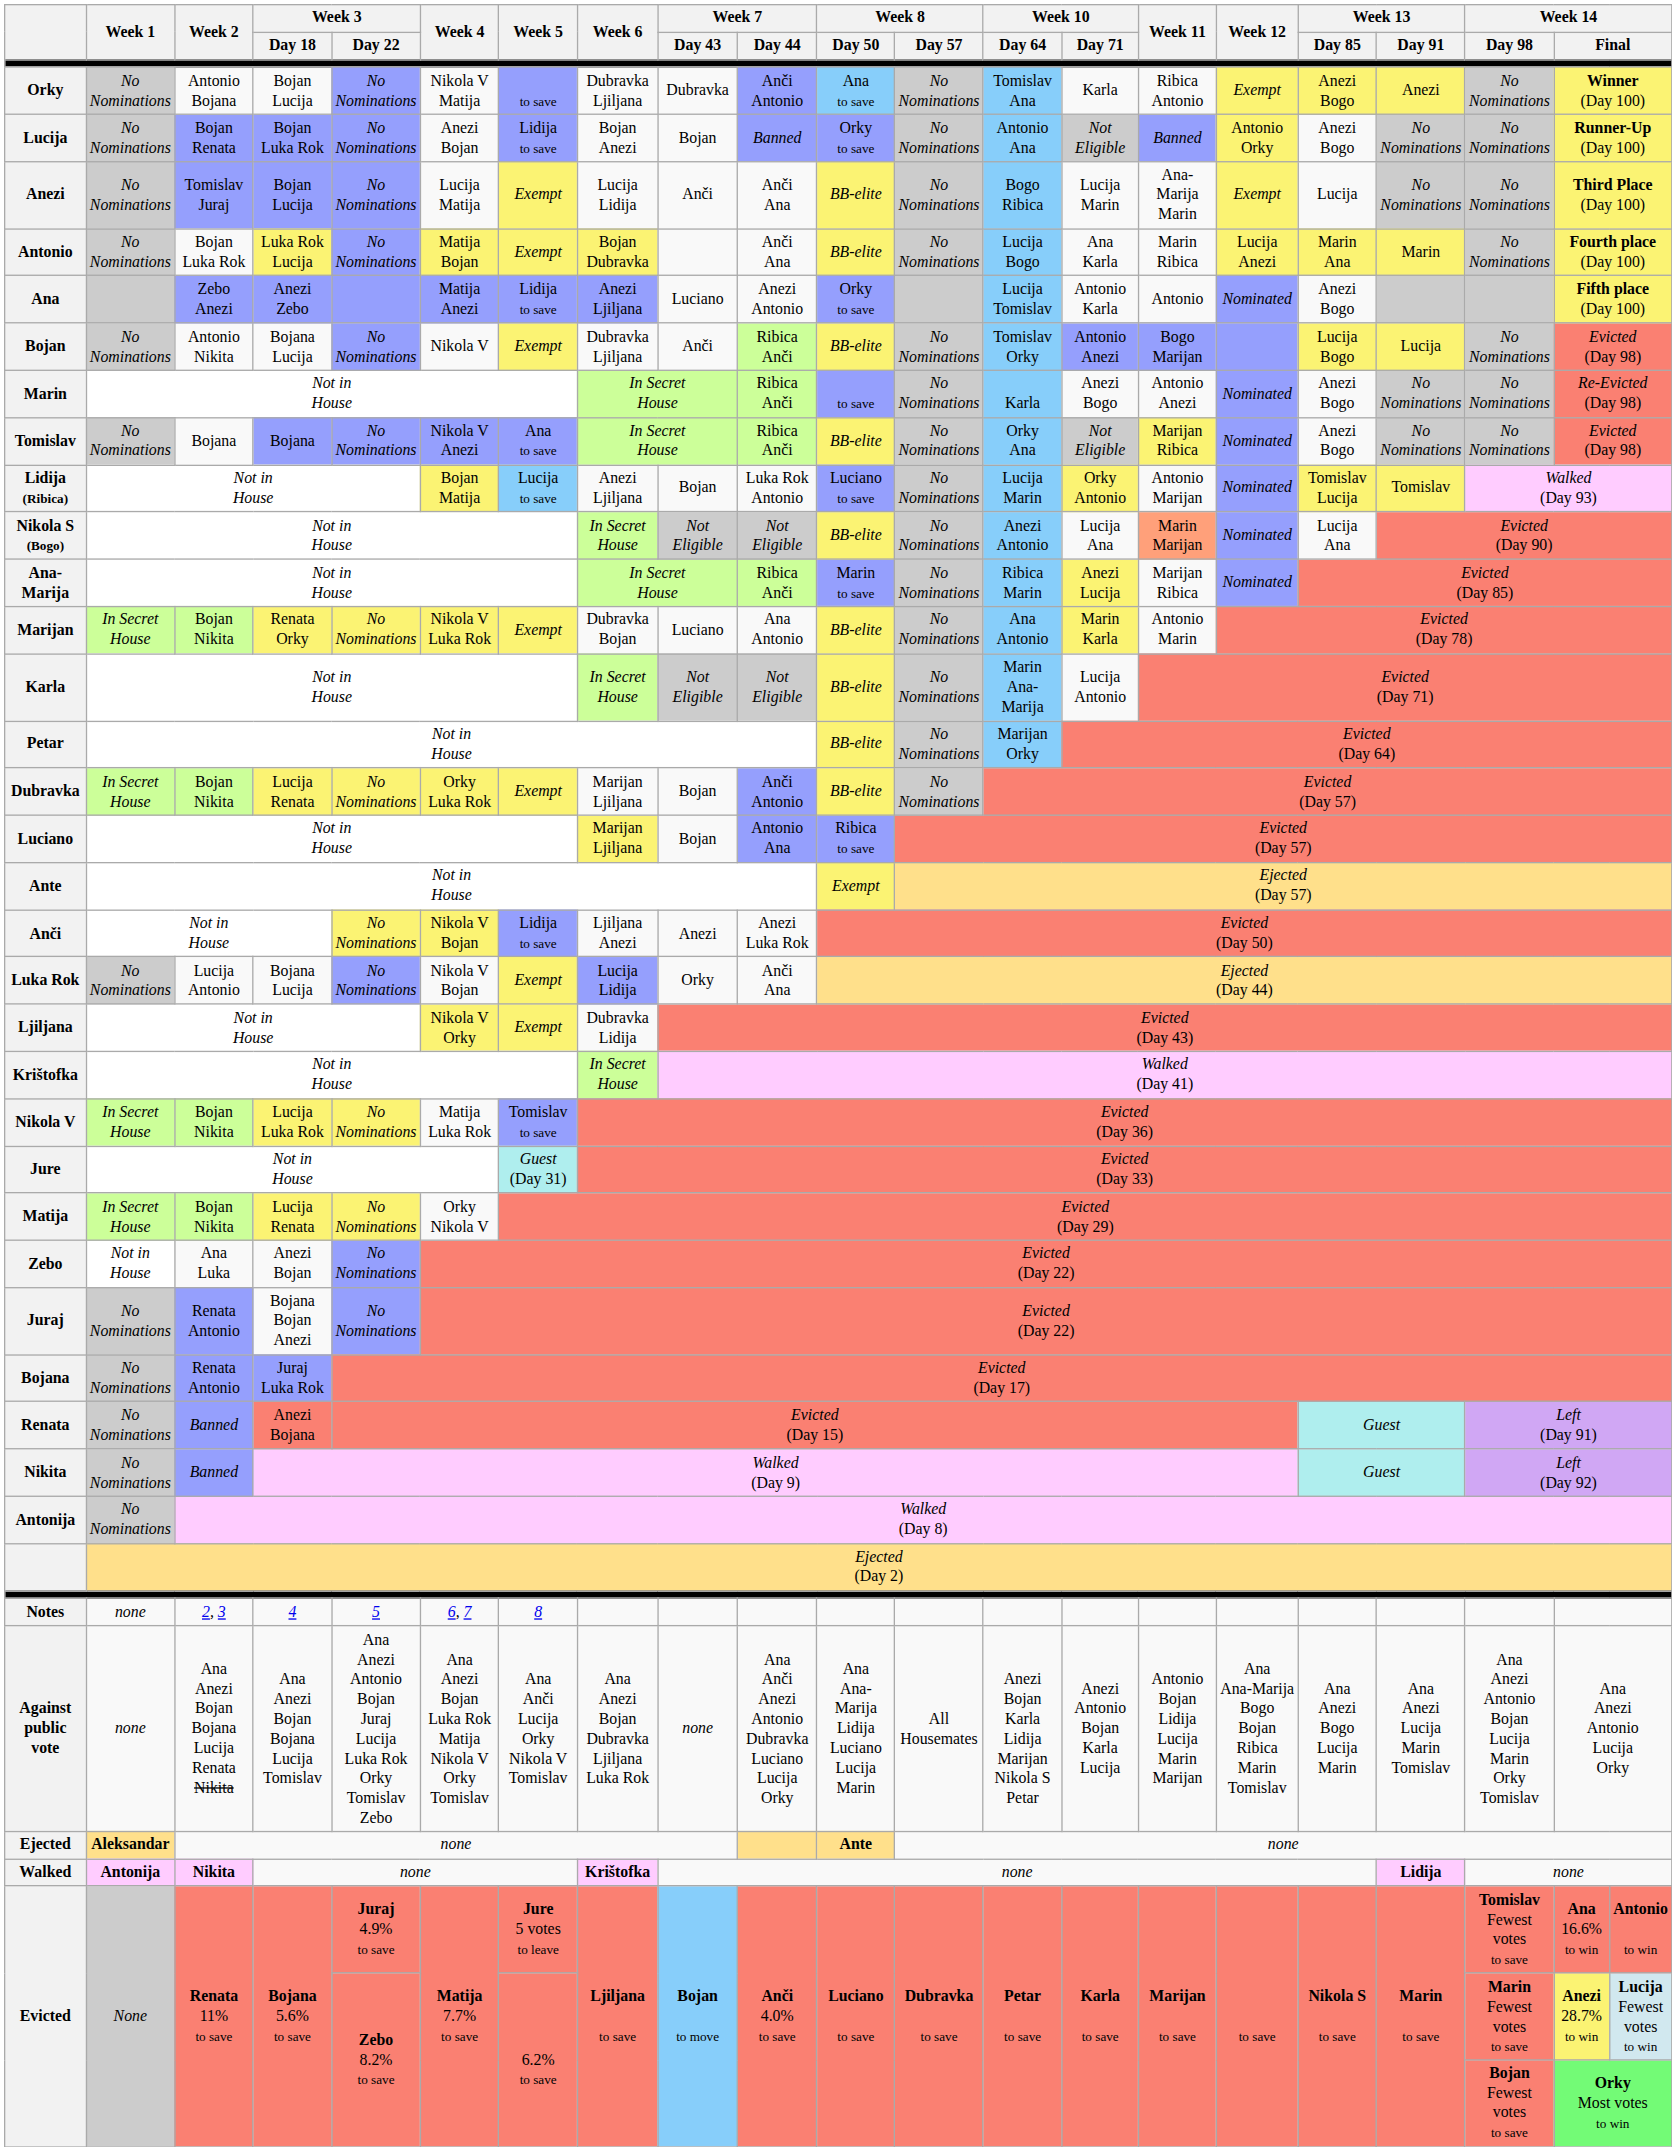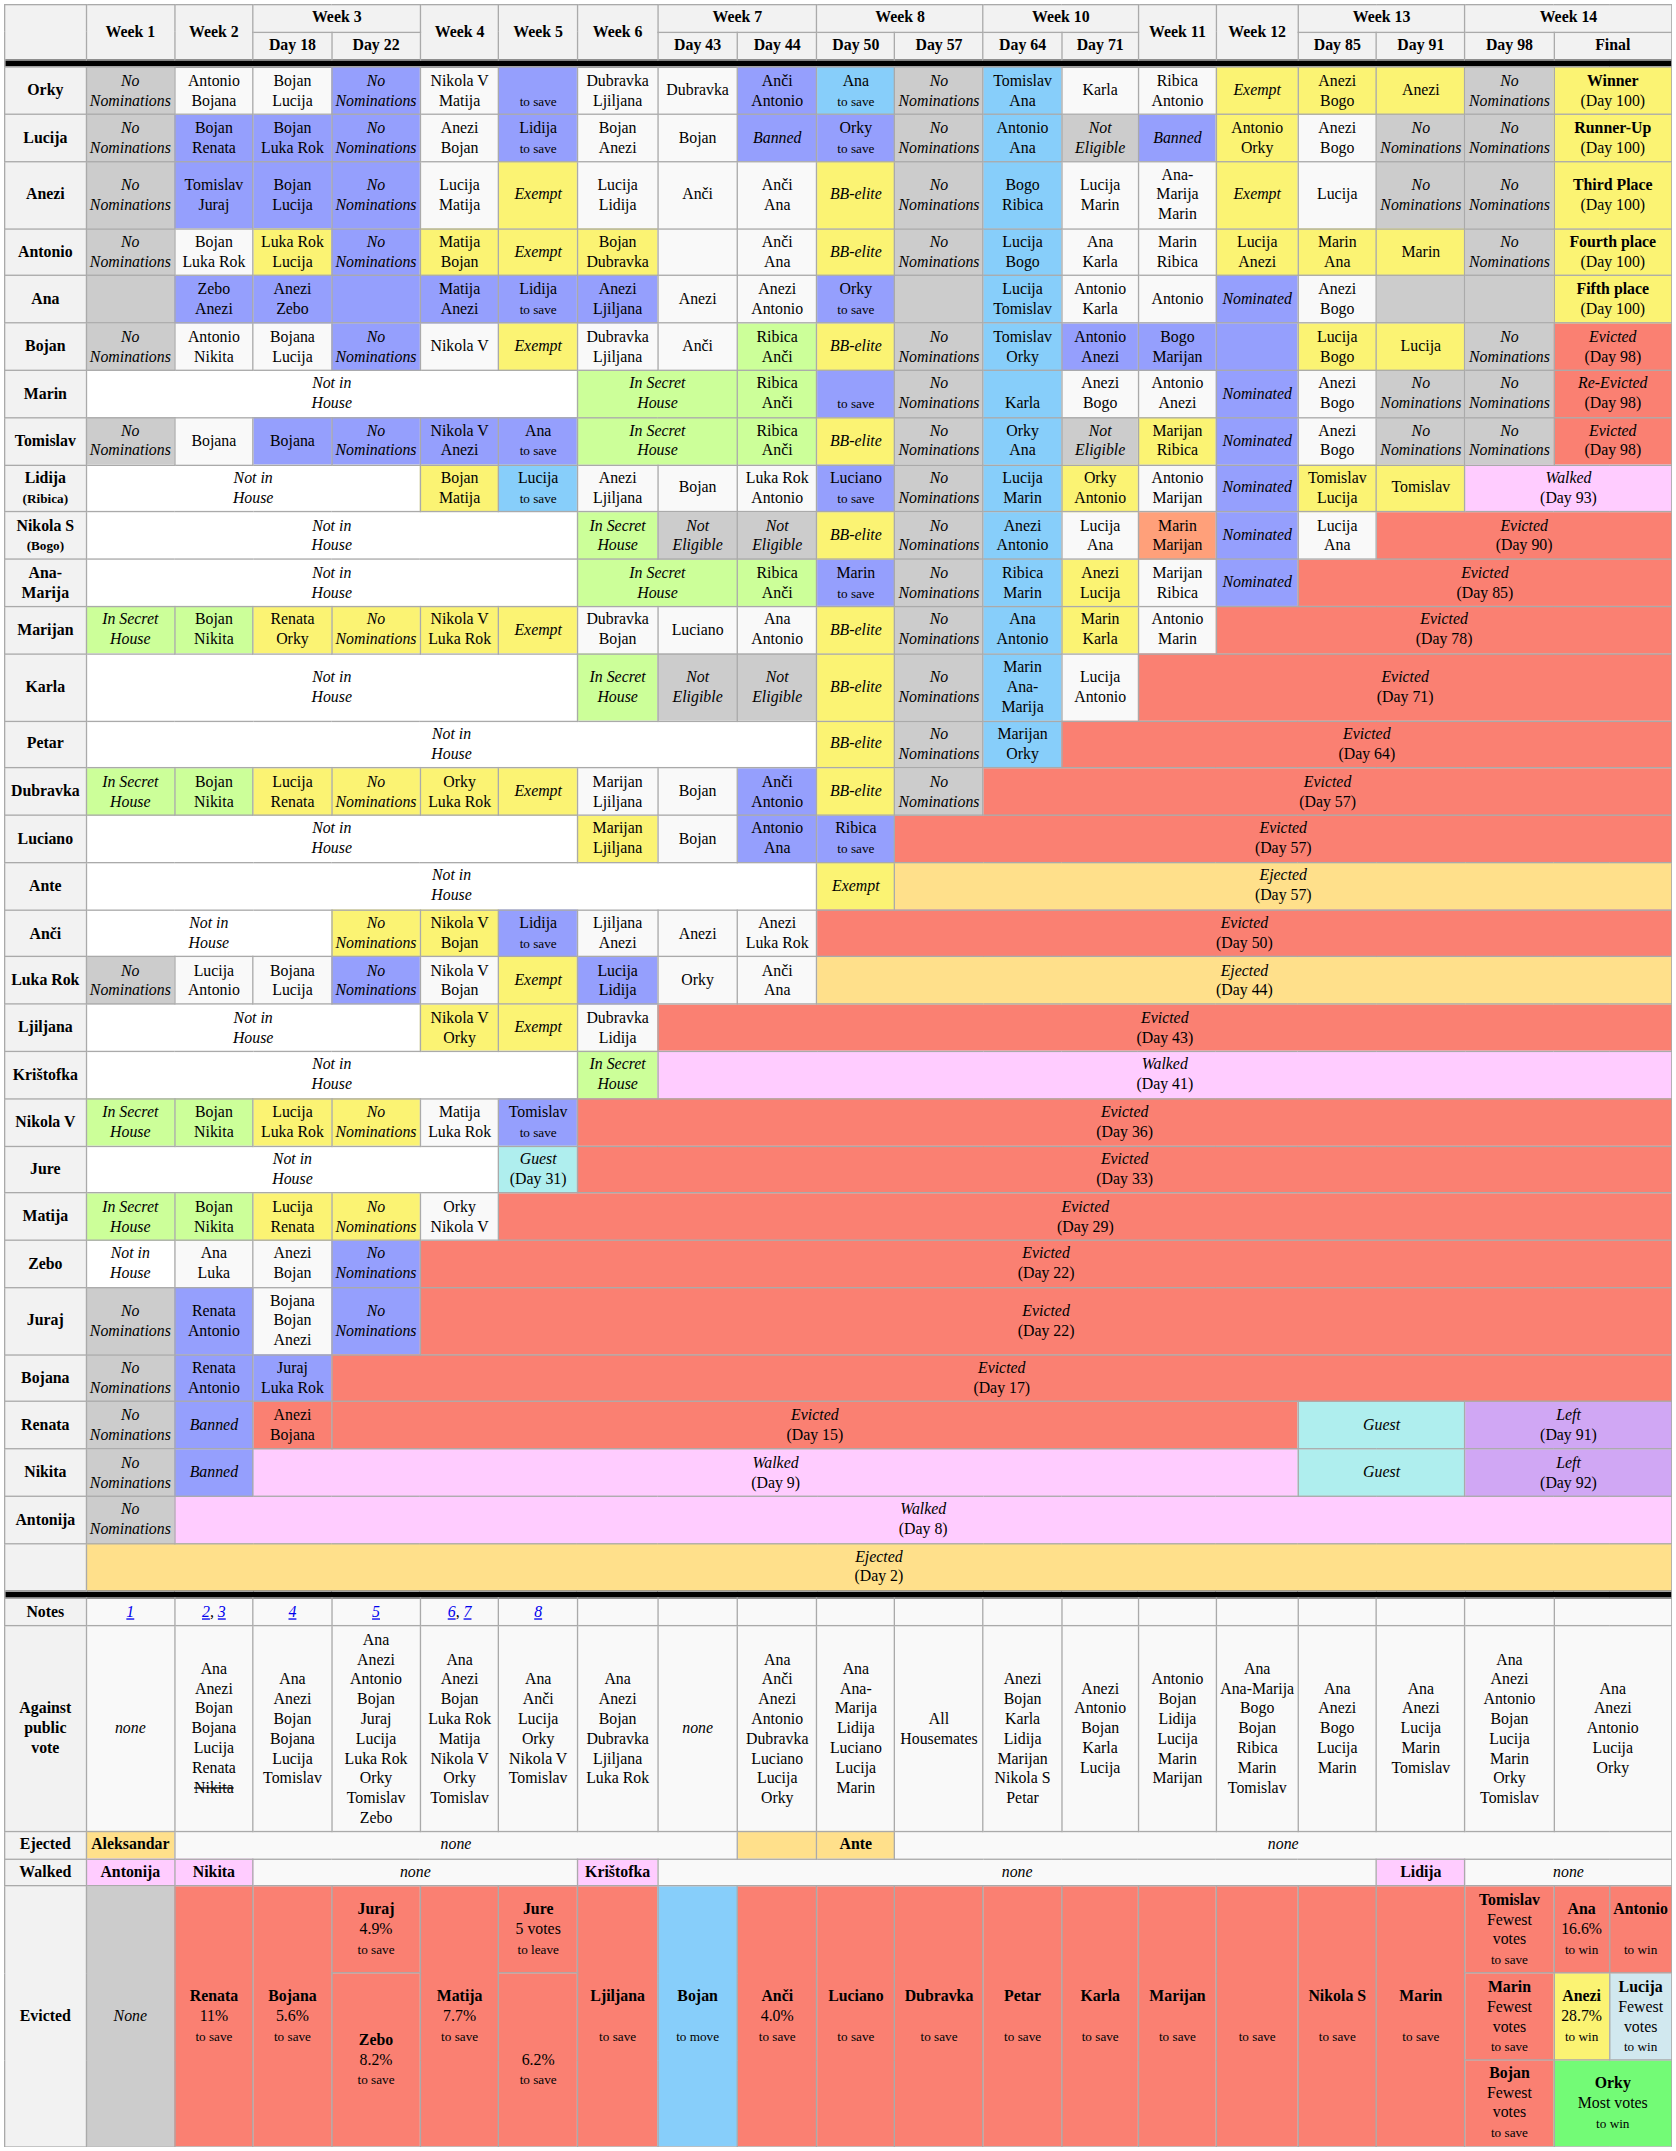(698, 299) Luciano -> (698, 299) Anezi
(130, 1611) none -> (130, 1611) 1
